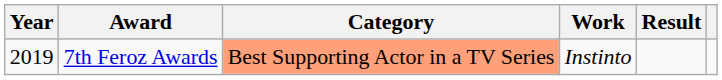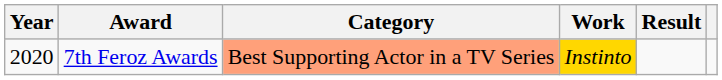(32, 56) 2019 -> (32, 56) 2020
(598, 56) no background -> (598, 56) gold background
